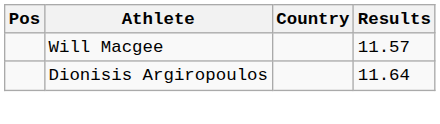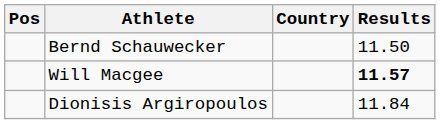+ row: (137, 47)
(384, 47) normal -> (384, 76) bold
(384, 76) 11.64 -> (384, 104) 11.84
